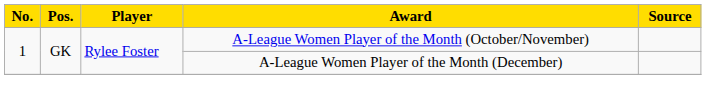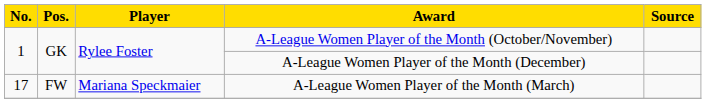+ row: (434, 86)
